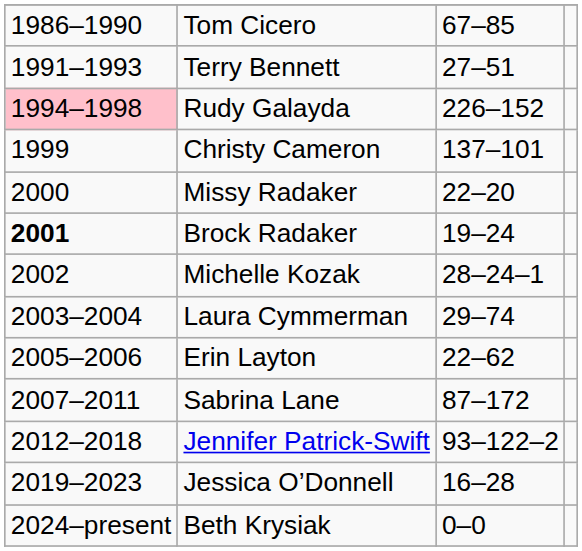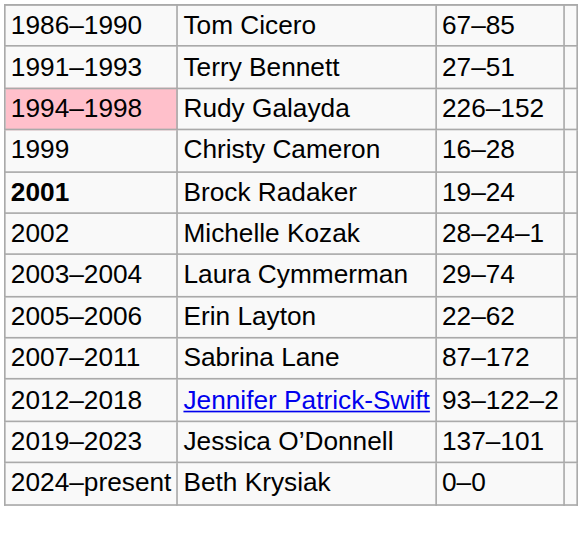(493, 150) 137–101 -> (478, 150) 16–28
- row: (270, 191)
(478, 483) 16–28 -> (493, 441) 137–101
